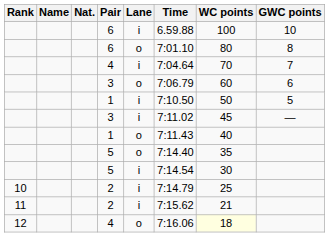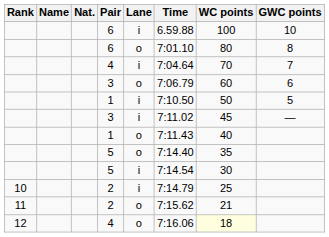(139, 205) i -> (139, 205) o
